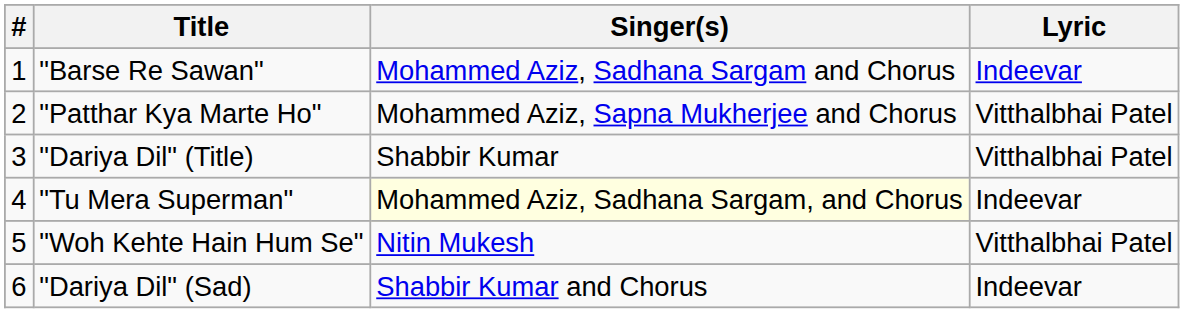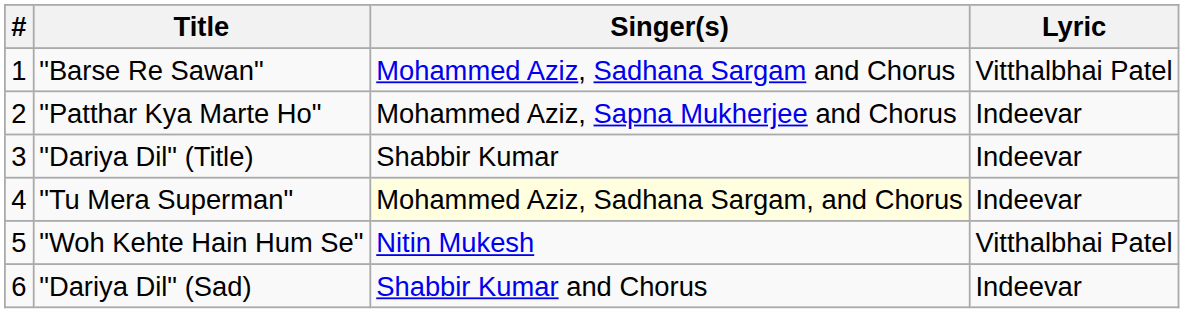(1029, 70) Indeevar -> (1074, 70) Vitthalbhai Patel
(1074, 113) Vitthalbhai Patel -> (1029, 113) Indeevar
(1074, 157) Vitthalbhai Patel -> (1029, 157) Indeevar
